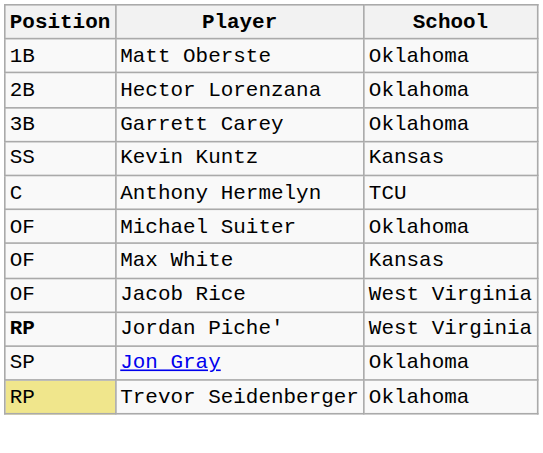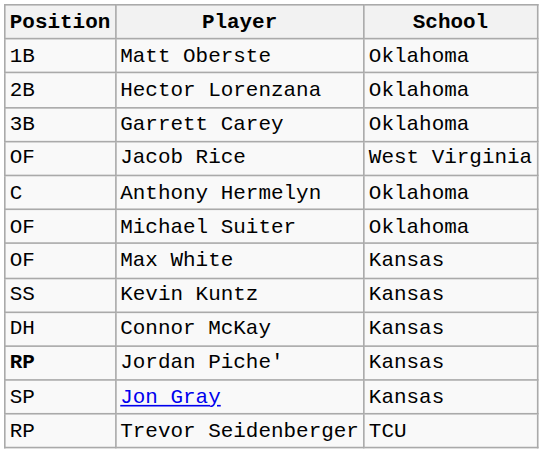rows swapped: (189, 158) <-> (183, 295)
(388, 192) TCU -> (419, 192) Oklahoma
+ row: (196, 329)
(451, 329) West Virginia -> (407, 363) Kansas
(419, 363) Oklahoma -> (407, 397) Kansas
(22, 397) khaki background -> (22, 431) no background
(419, 397) Oklahoma -> (388, 431) TCU
